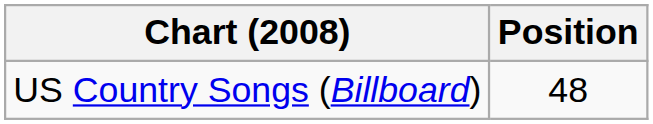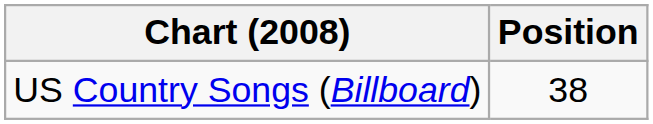(568, 89) 48 -> (568, 89) 38
